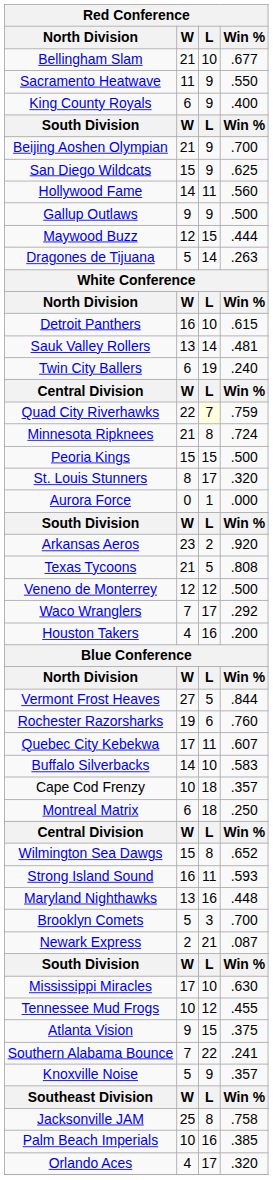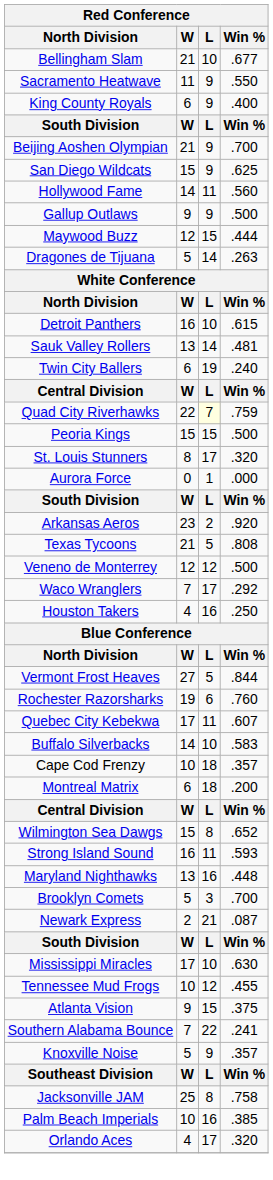- row: (90, 434)
(244, 633) .200 -> (244, 611) .250
(244, 810) .250 -> (244, 788) .200
